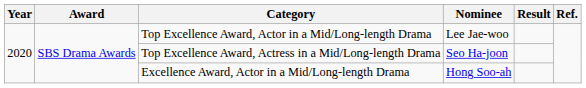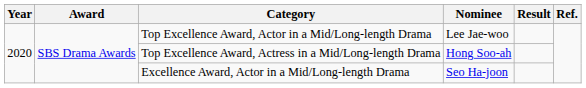(477, 53) Seo Ha-joon -> (479, 53) Hong Soo-ah
(479, 72) Hong Soo-ah -> (477, 72) Seo Ha-joon
